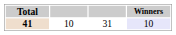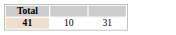- column: (149, 12)
